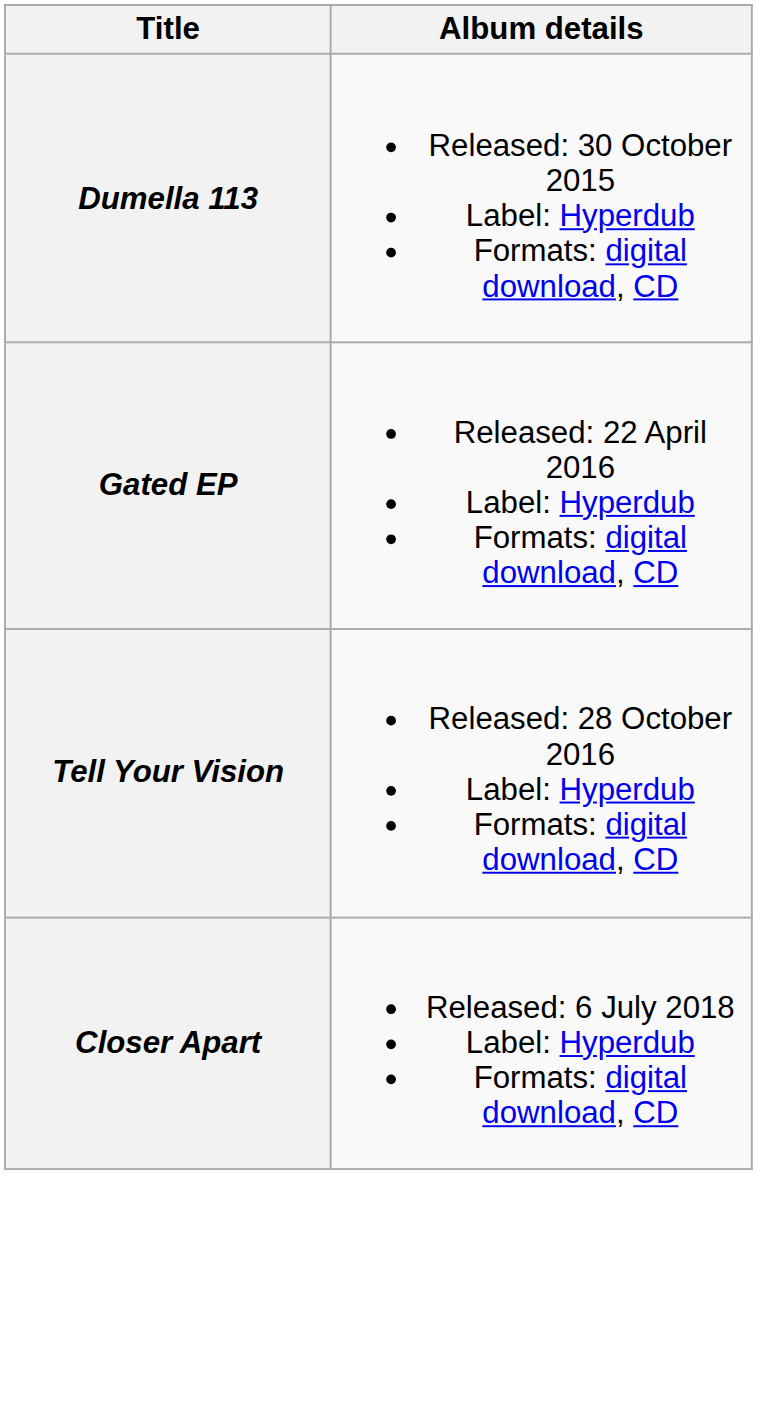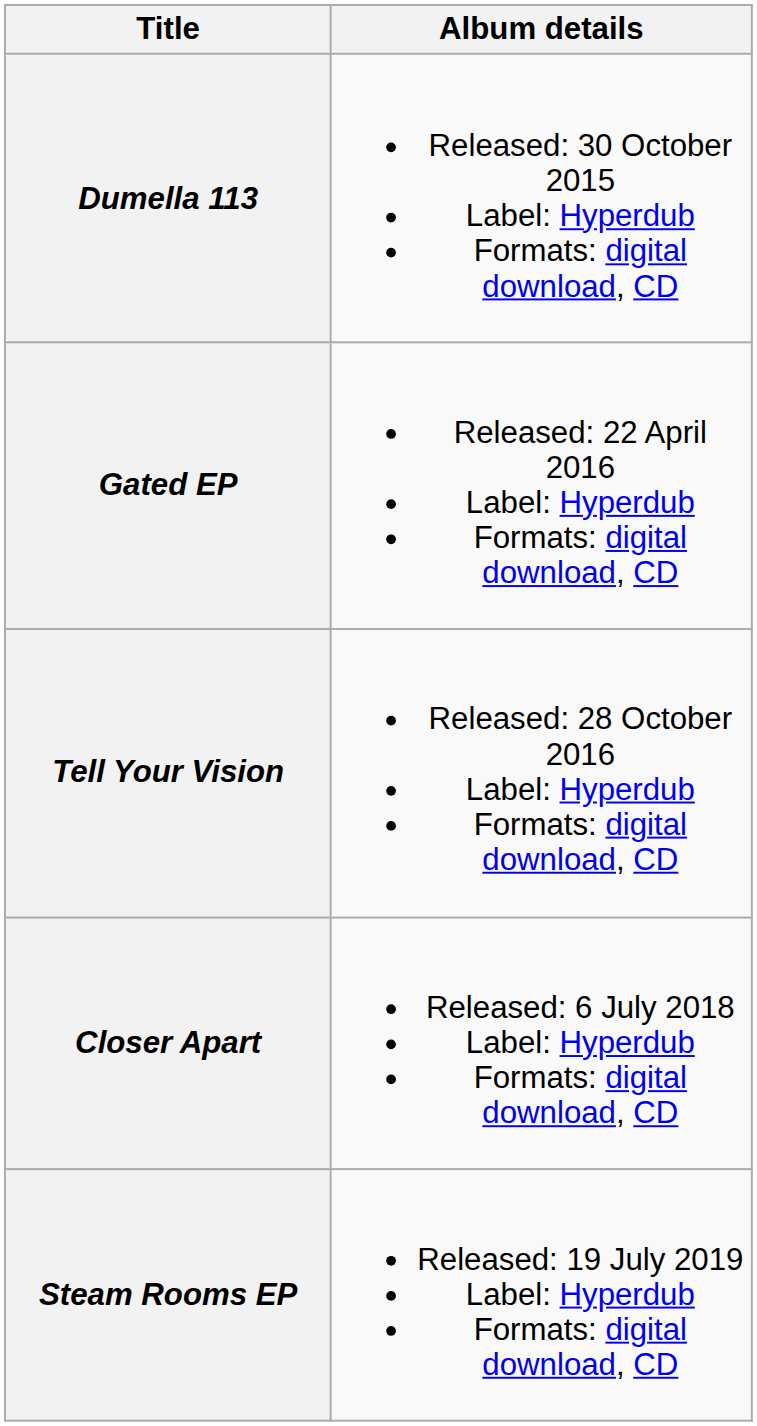+ row: (168, 1294)
